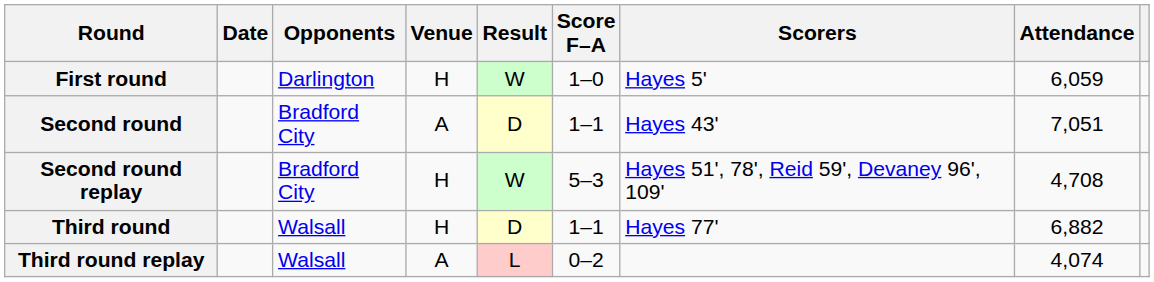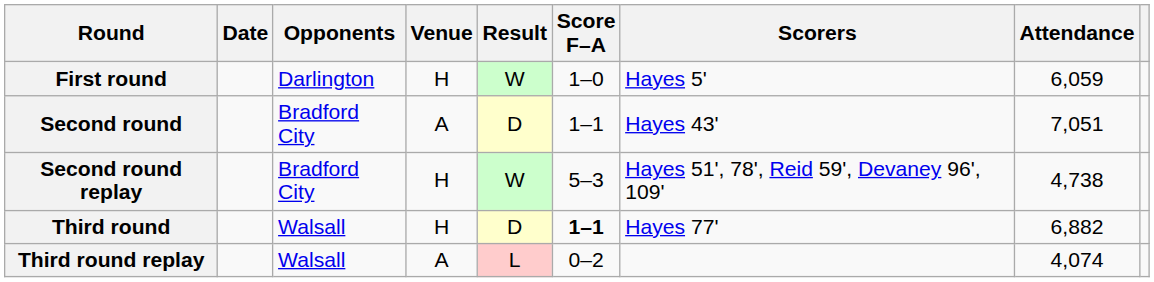(1077, 181) 4,708 -> (1077, 181) 4,738
(586, 226) normal -> (586, 226) bold
